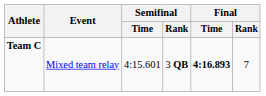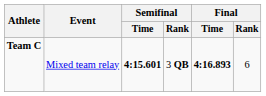(142, 65) normal -> (143, 65) bold
(246, 65) 7 -> (247, 65) 6
